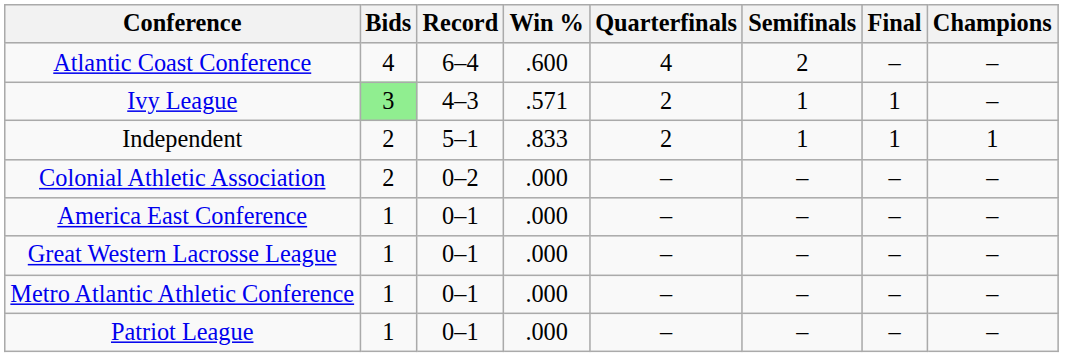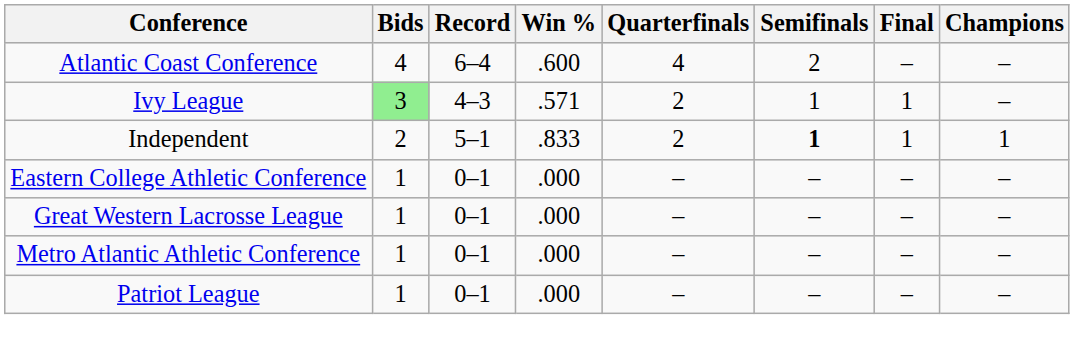(802, 139) normal -> (814, 139) bold
- row: (182, 178)
- row: (182, 216)
+ row: (188, 178)
